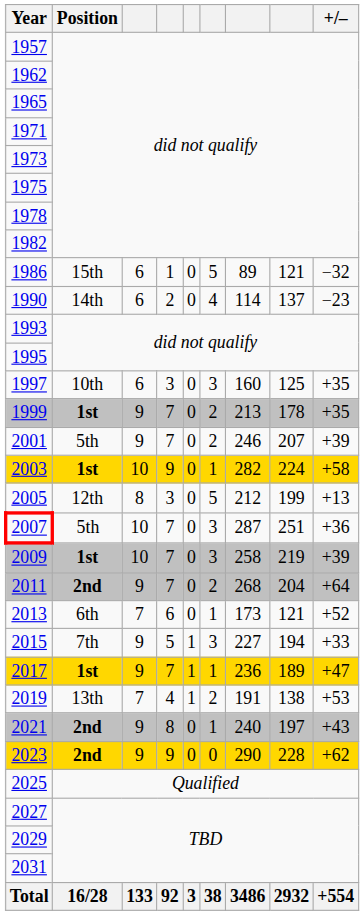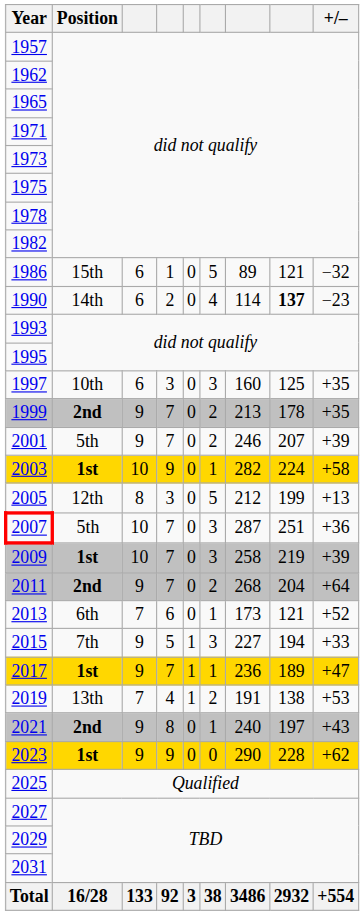(291, 300) normal -> (291, 300) bold
(87, 412) 1st -> (87, 412) 2nd
(87, 755) 2nd -> (87, 755) 1st
